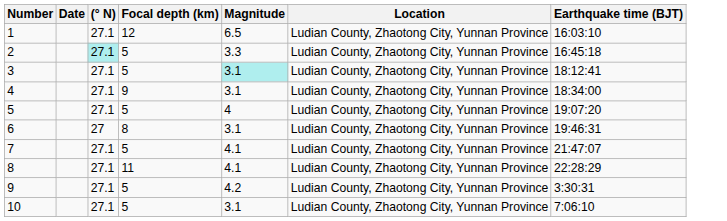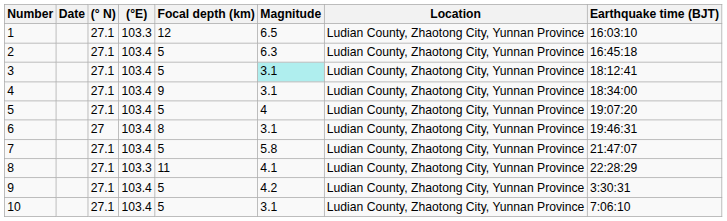+ column: (137, 14)
(103, 52) paleturquoise background -> (103, 52) no background
(233, 52) 3.3 -> (269, 52) 6.3
(233, 149) 4.1 -> (269, 149) 5.8
